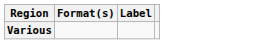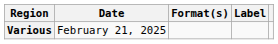+ column: (112, 13)
